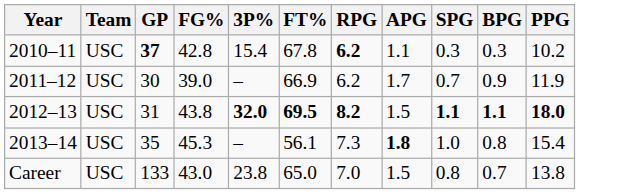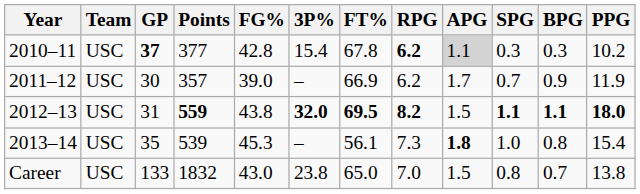+ column: (204, 19)
(398, 50) no background -> (459, 50) lightgrey background
